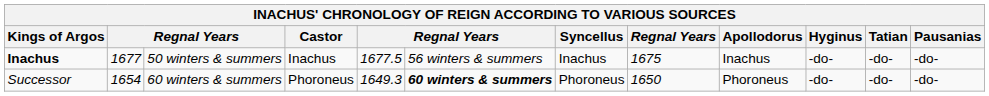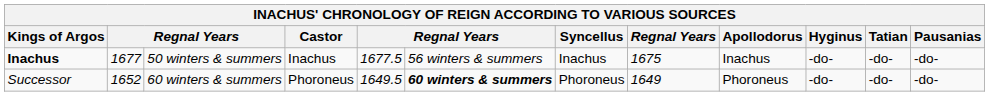(126, 79) 1654 -> (126, 79) 1652
(381, 79) 1649.3 -> (381, 79) 1649.5
(646, 79) 1650 -> (646, 79) 1649
